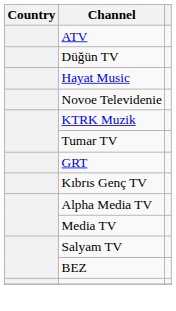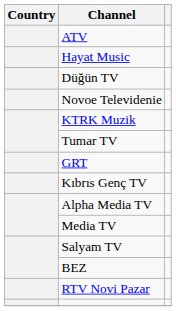rows swapped: (31, 78) <-> (31, 57)
+ row: (31, 289)
